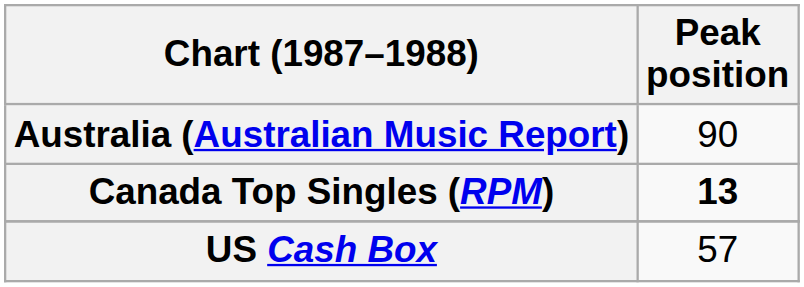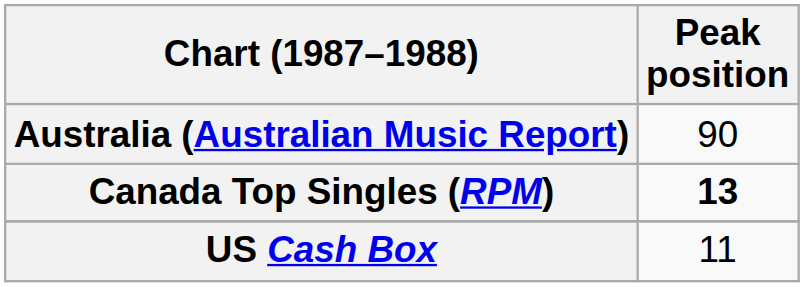(718, 250) 57 -> (718, 250) 11
